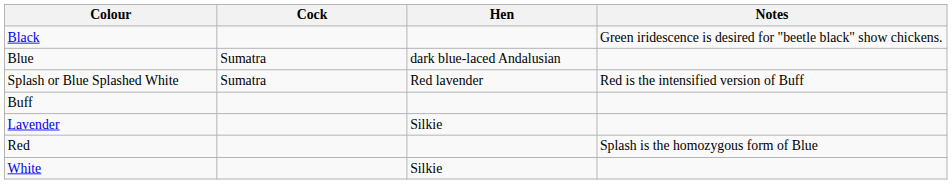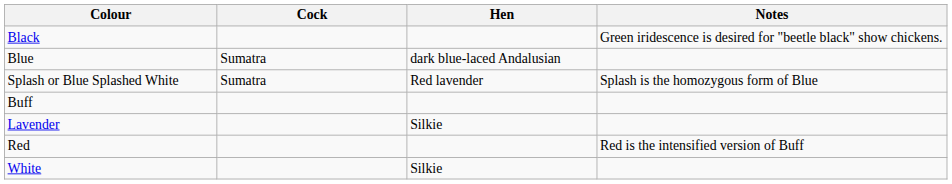(702, 80) Red is the intensified version of Buff -> (709, 80) Splash is the homozygous form of Blue
(709, 146) Splash is the homozygous form of Blue -> (702, 146) Red is the intensified version of Buff
